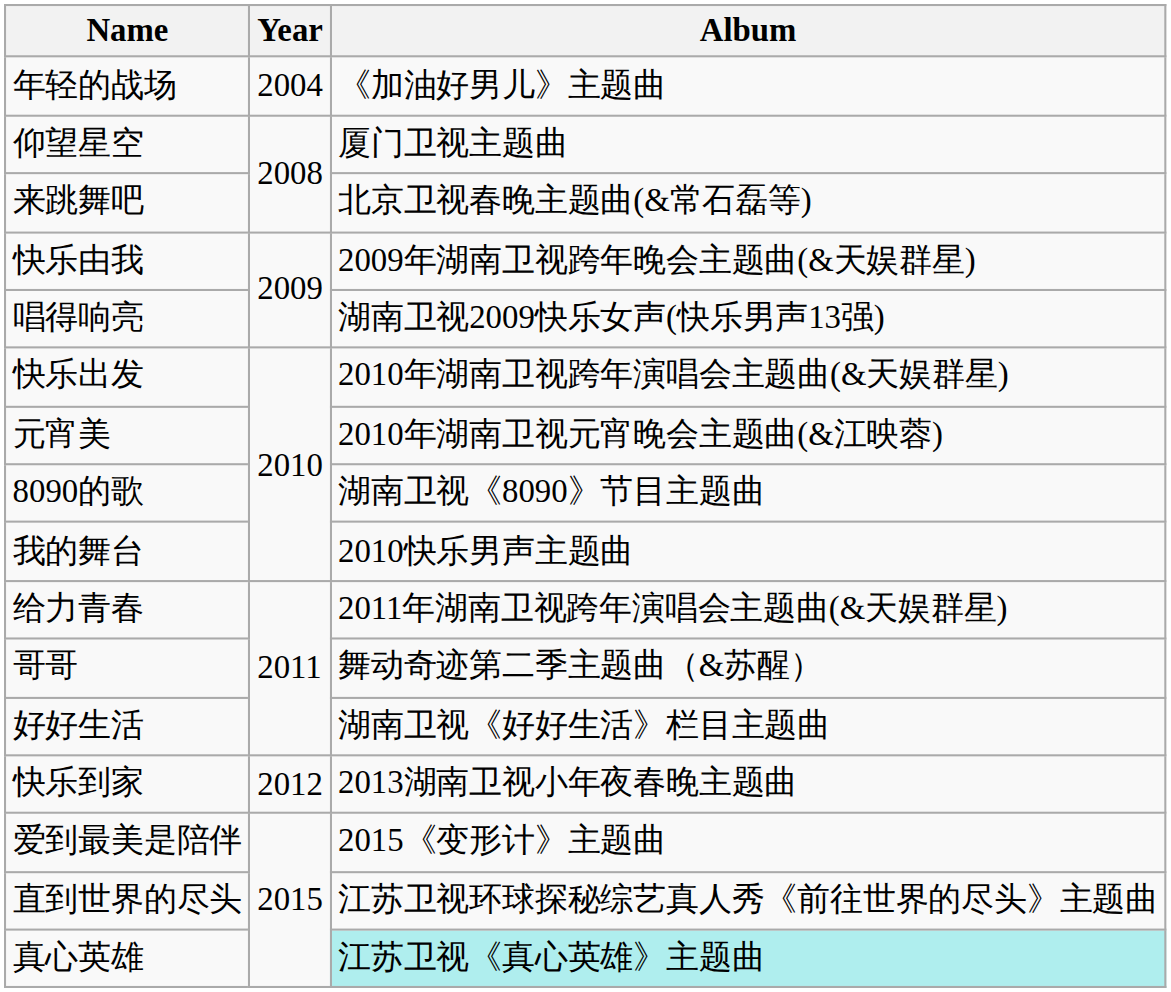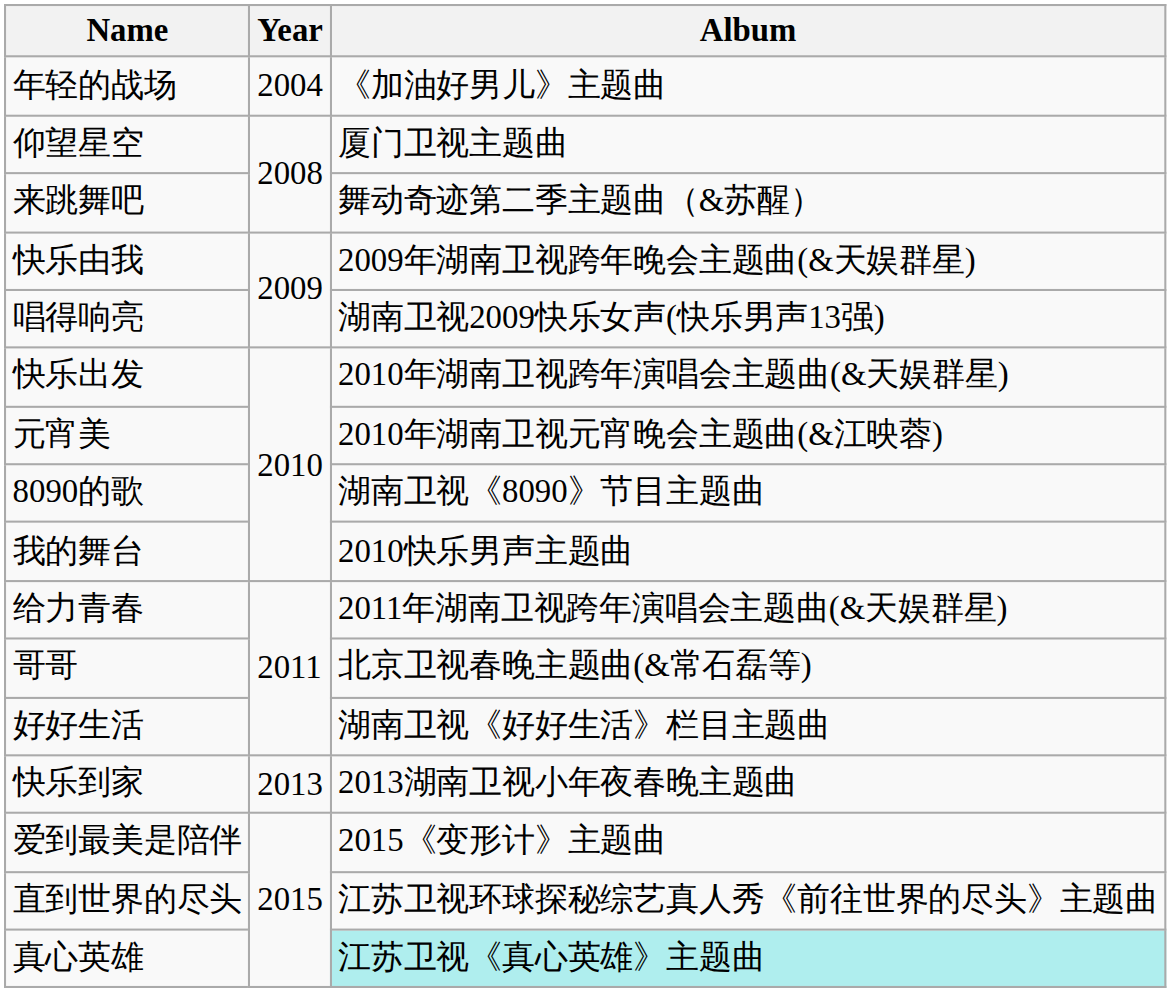(575, 200) 北京卫视春晚主题曲(&常石磊等) -> (580, 200) 舞动奇迹第二季主题曲（&苏醒）
(580, 666) 舞动奇迹第二季主题曲（&苏醒） -> (575, 666) 北京卫视春晚主题曲(&常石磊等)
(290, 783) 2012 -> (290, 783) 2013
